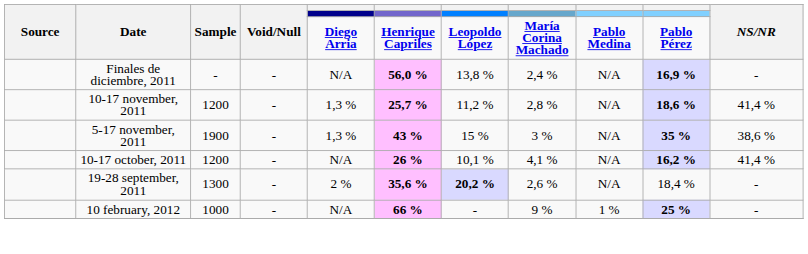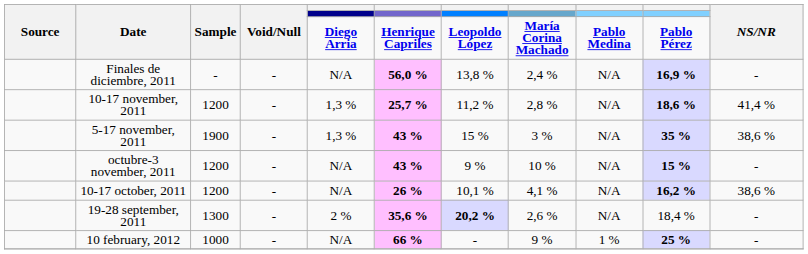+ row: (133, 166)
(756, 160) 41,4 % -> (756, 190) 38,6 %
